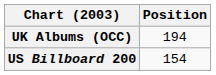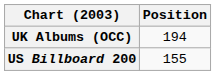(175, 59) 154 -> (175, 59) 155
